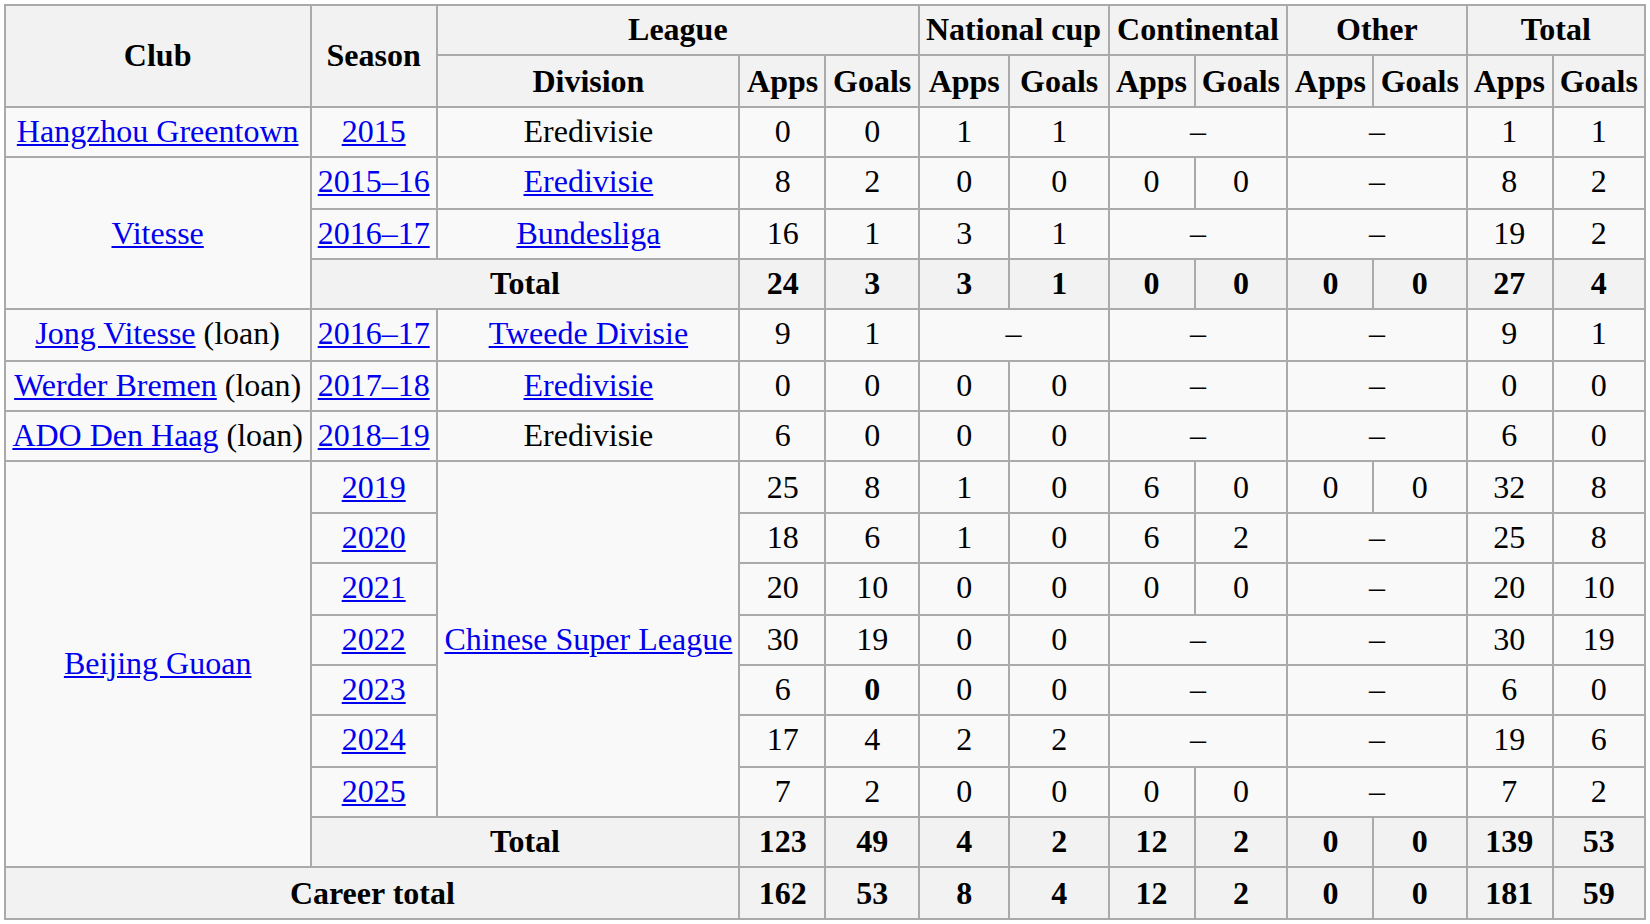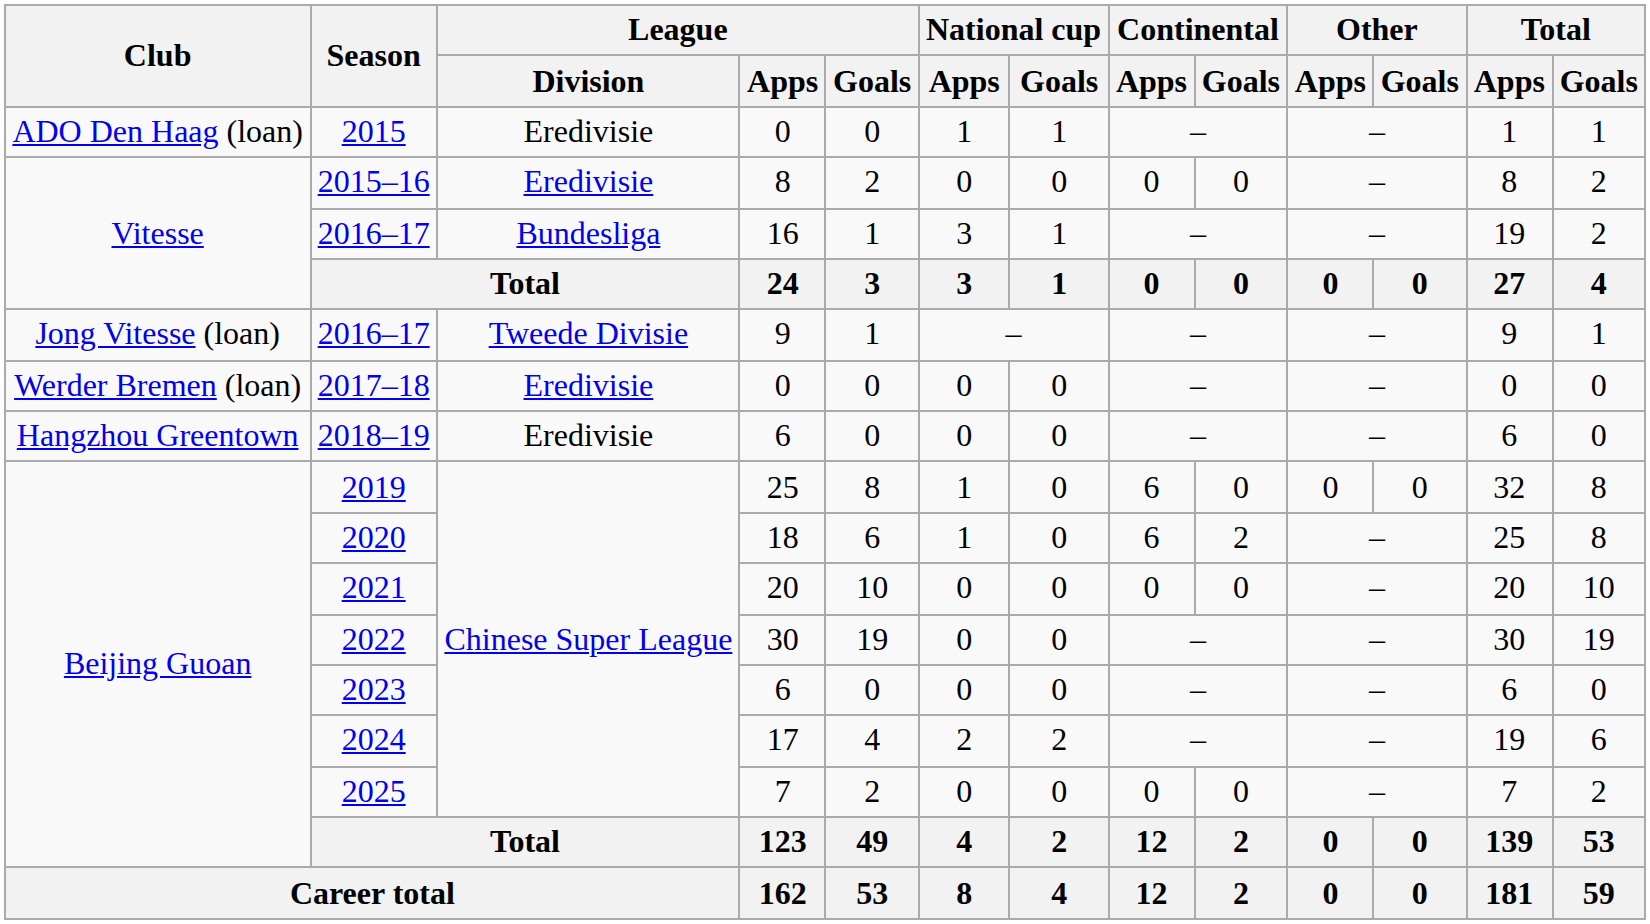(158, 131) Hangzhou Greentown -> (158, 131) ADO Den Haag (loan)
(158, 435) ADO Den Haag (loan) -> (158, 435) Hangzhou Greentown
(872, 689) bold -> (872, 689) normal
